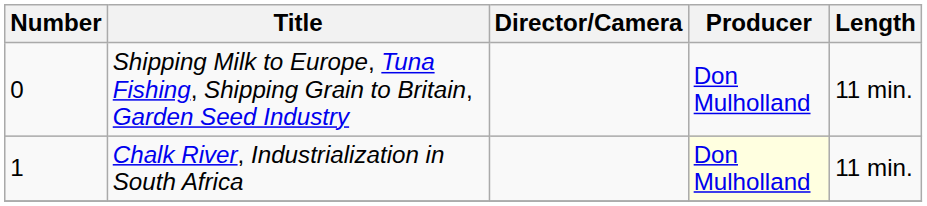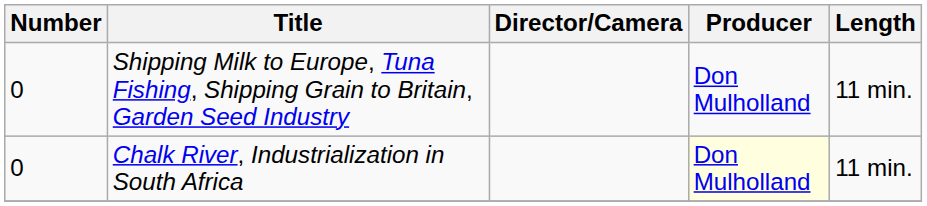(17, 168) 1 -> (17, 168) 0
